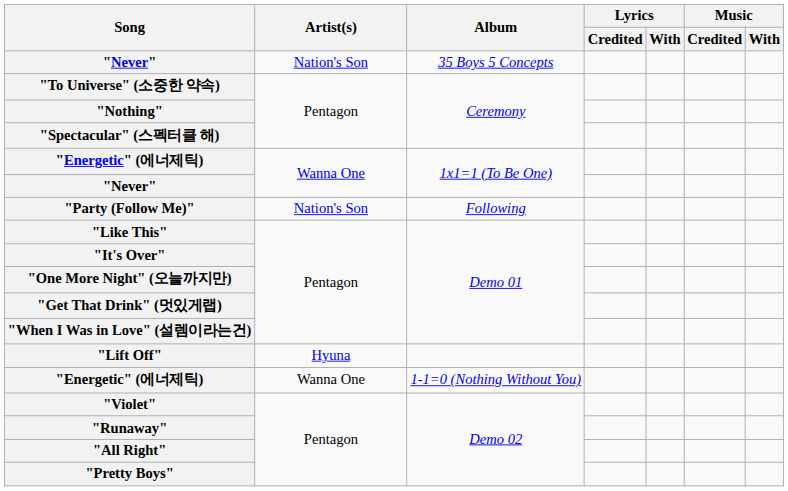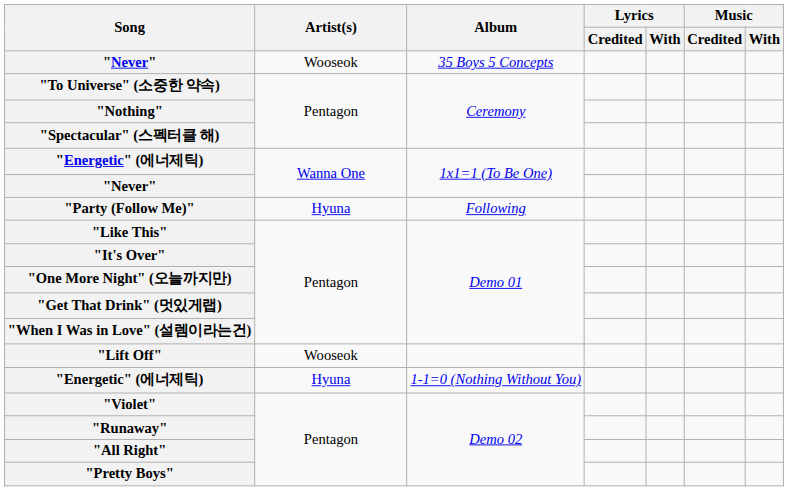(331, 62) Nation's Son -> (331, 62) Wooseok
(331, 208) Nation's Son -> (331, 208) Hyuna
(331, 355) Hyuna -> (331, 355) Wooseok
(331, 380) Wanna One -> (331, 380) Hyuna
